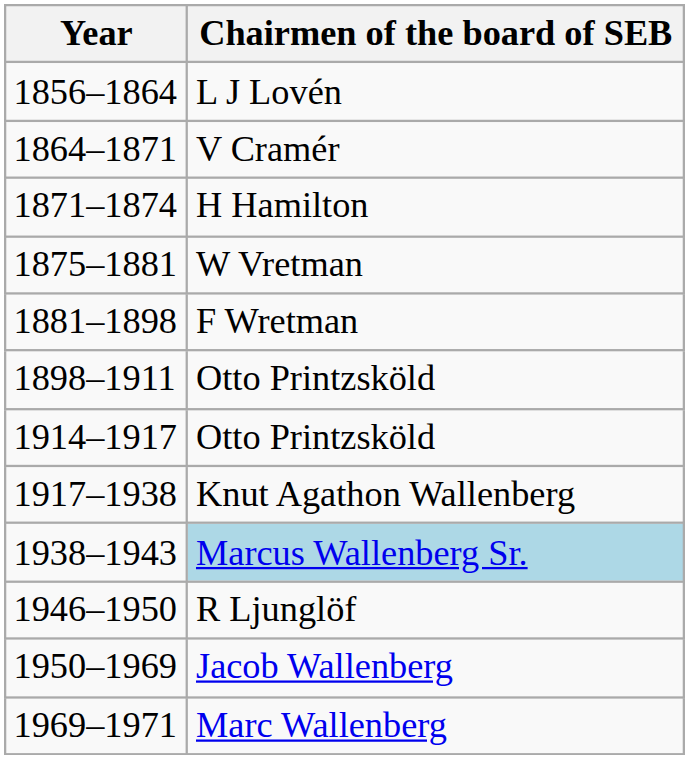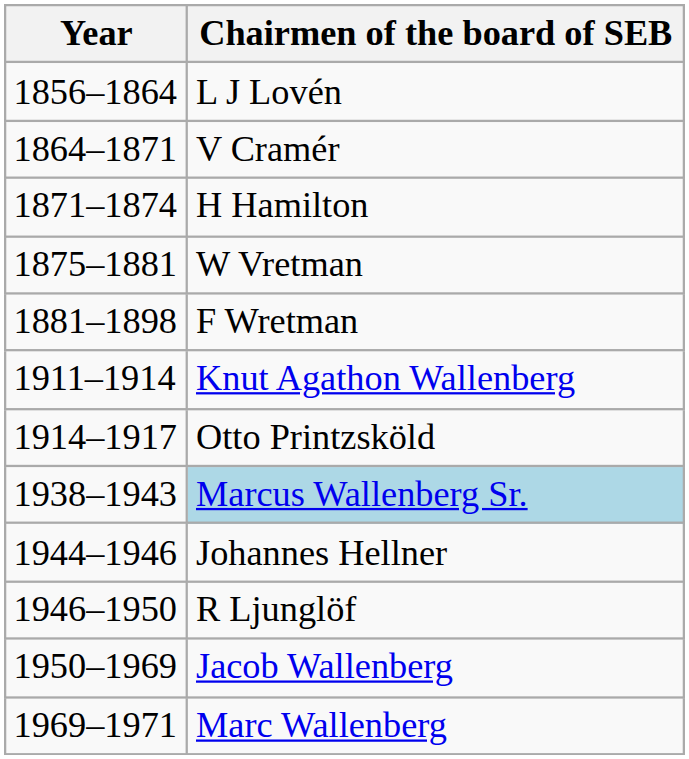- row: (95, 378)
+ row: (95, 378)
- row: (95, 494)
+ row: (95, 551)
